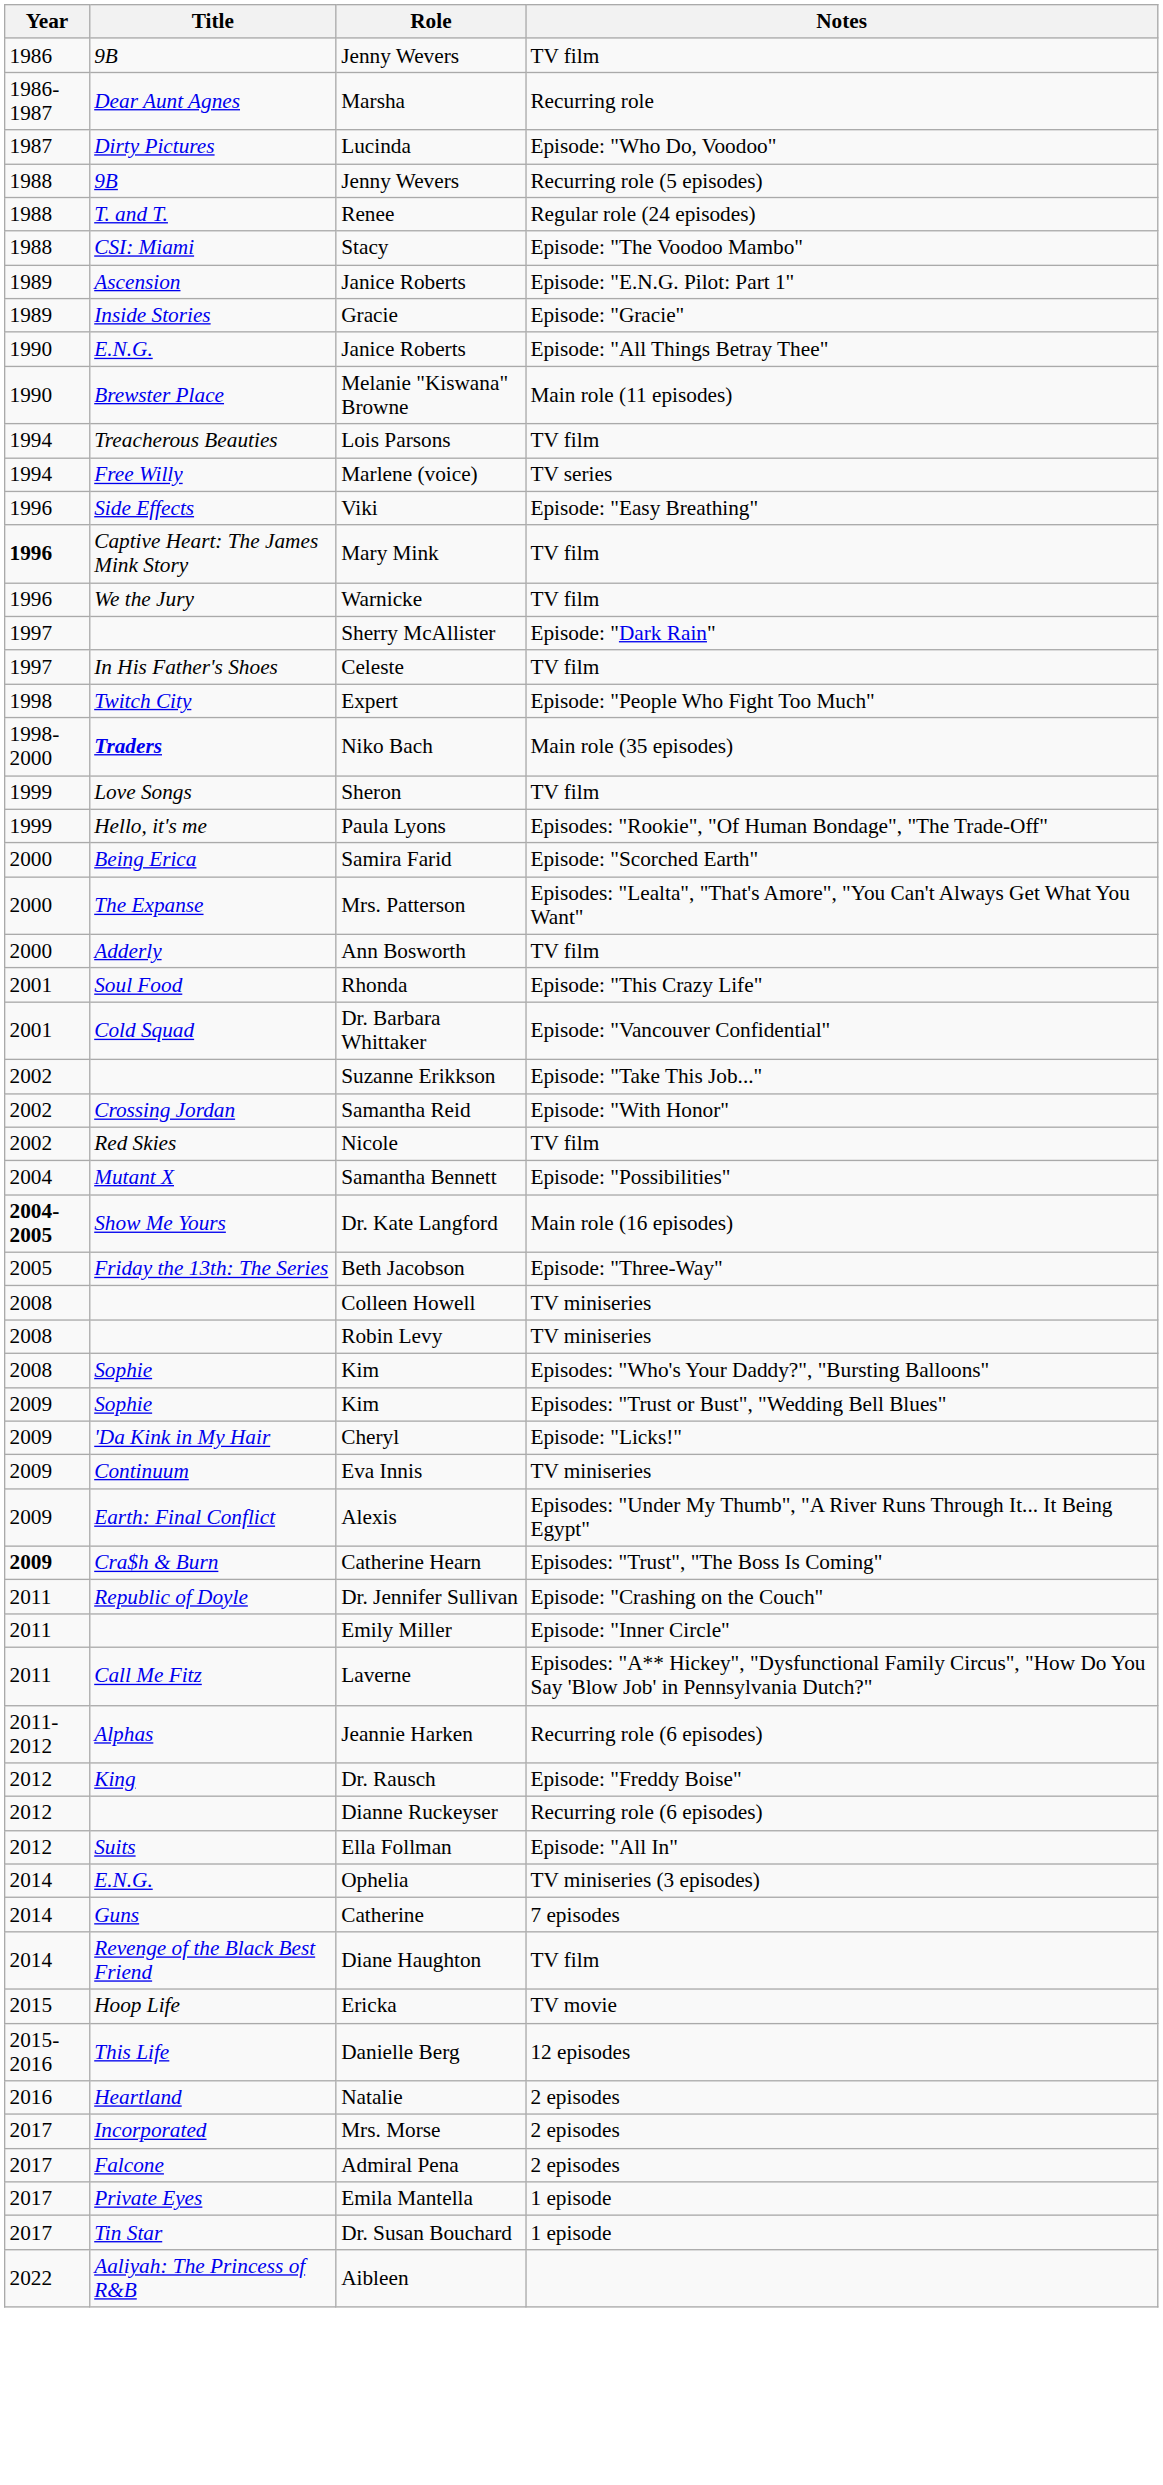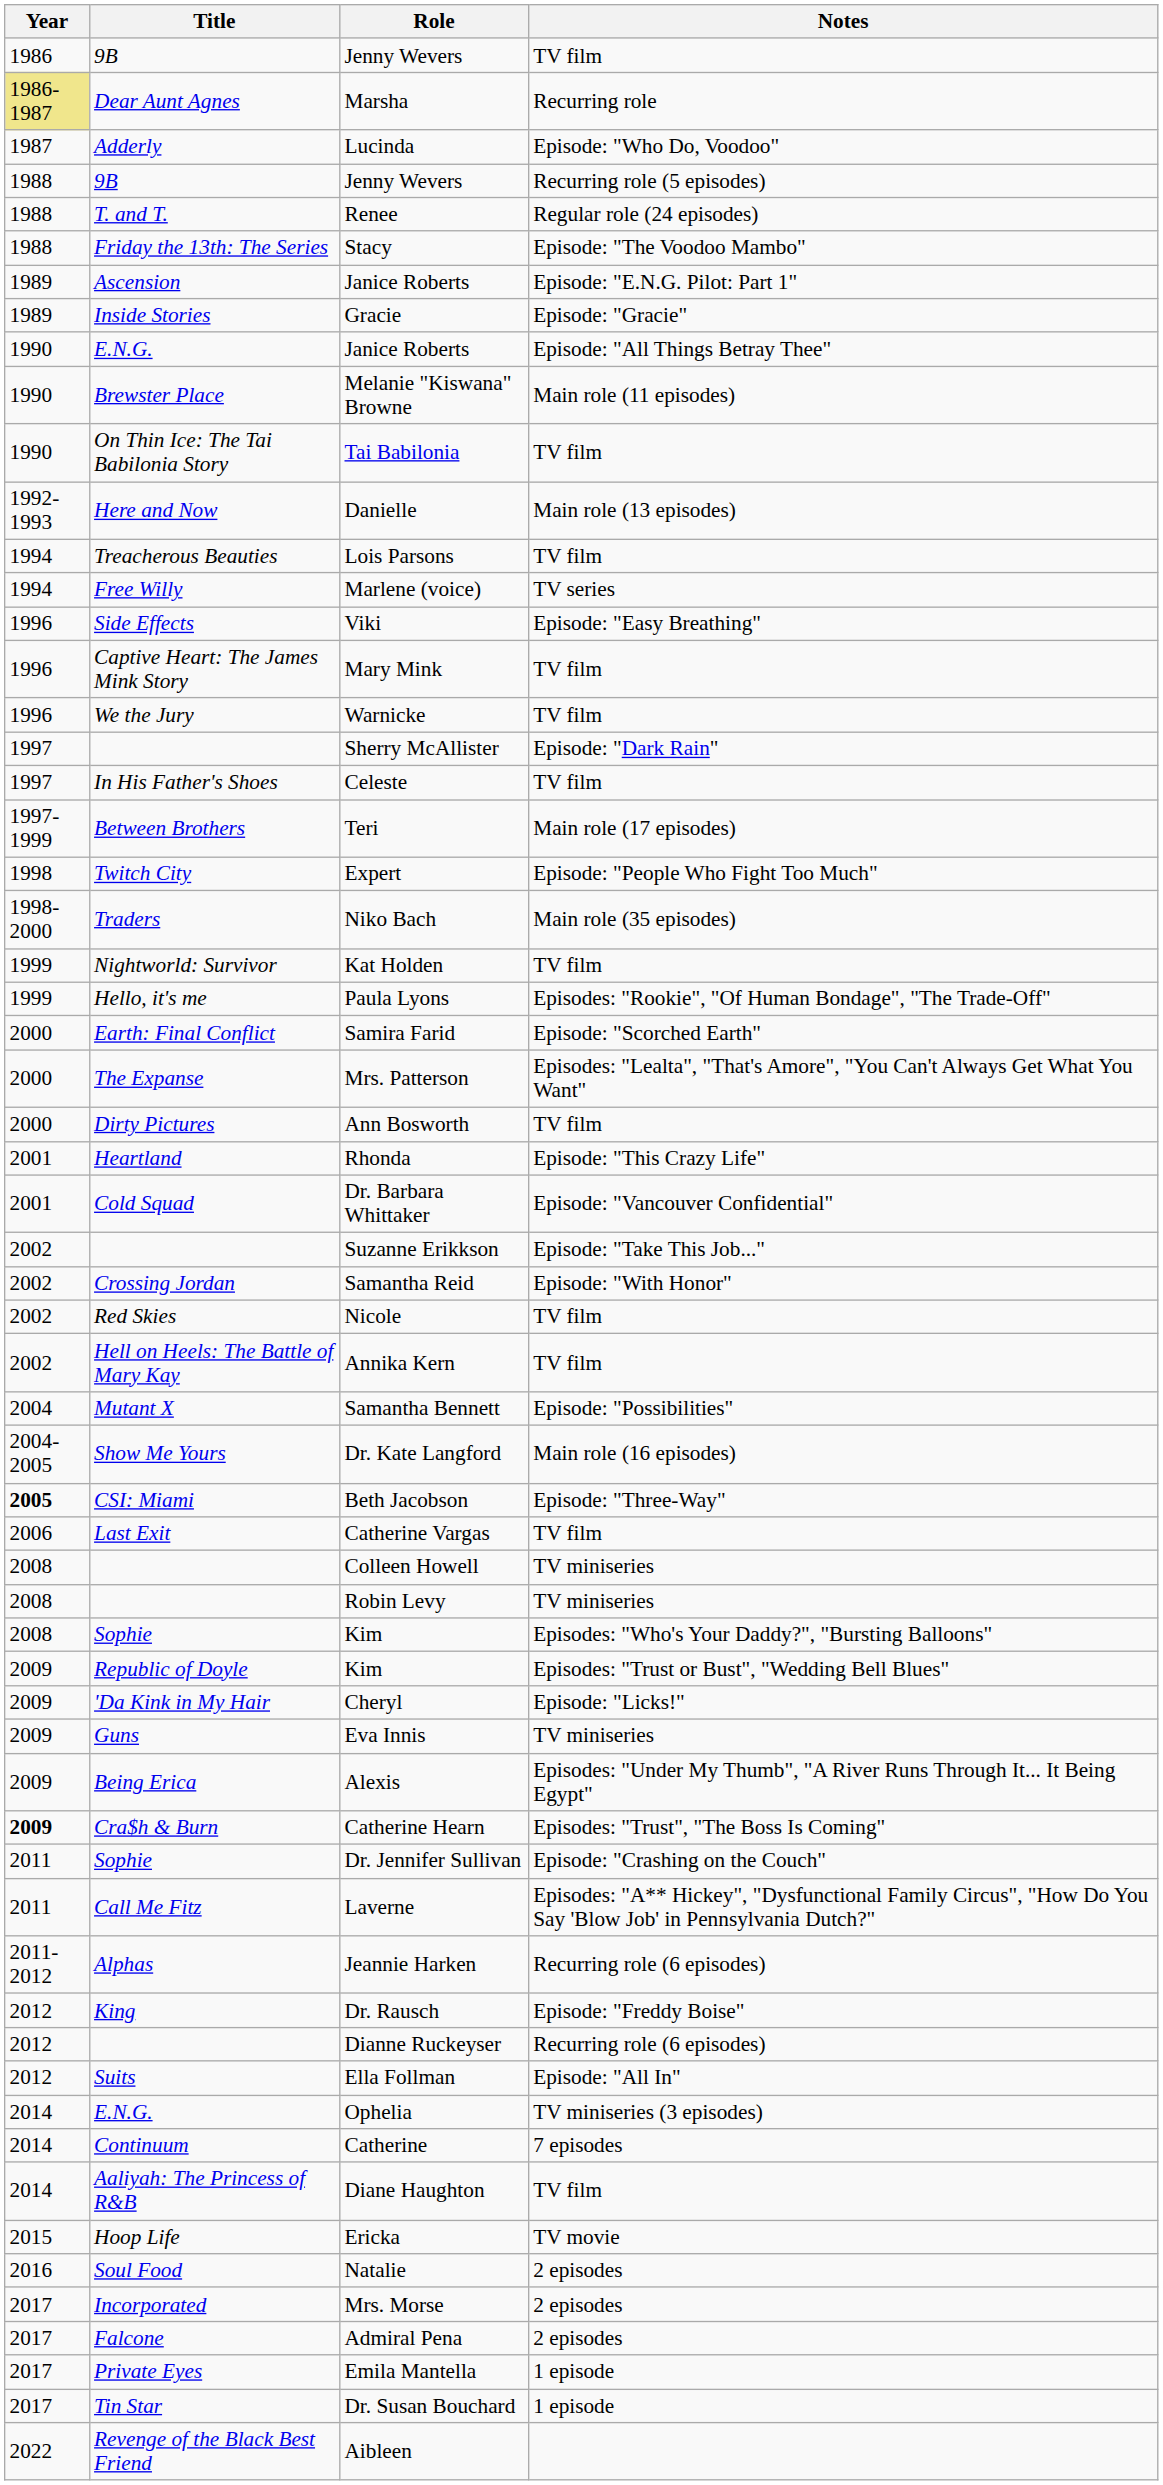(34, 100) no background -> (34, 100) khaki background
(154, 146) Dirty Pictures -> (128, 146) Adderly
(144, 247) CSI: Miami -> (211, 247) Friday the 13th: The Series
+ row: (402, 452)
+ row: (381, 510)
(31, 553) bold -> (31, 669) normal
+ row: (361, 828)
(128, 746) bold -> (127, 919) normal
- row: (371, 792)
+ row: (394, 965)
(145, 859) Being Erica -> (185, 1032) Earth: Final Conflict
(128, 951) Adderly -> (154, 1124) Dirty Pictures
(138, 984) Soul Food -> (138, 1157) Heartland
+ row: (400, 1362)
(34, 1223) bold -> (34, 1453) normal
(31, 1268) normal -> (31, 1499) bold
(211, 1268) Friday the 13th: The Series -> (144, 1499) CSI: Miami
+ row: (417, 1533)
(123, 1403) Sophie -> (171, 1668) Republic of Doyle
(142, 1471) Continuum -> (117, 1735) Guns
(185, 1517) Earth: Final Conflict -> (145, 1781) Being Erica
(171, 1596) Republic of Doyle -> (123, 1861) Sophie
- row: (396, 1630)
(117, 1914) Guns -> (141, 2145) Continuum
(205, 1960) Revenge of the Black Best Friend -> (200, 2190) Aaliyah: The Princess of R&B
- row: (400, 2051)
(138, 2097) Heartland -> (138, 2270) Soul Food
(200, 2278) Aaliyah: The Princess of R&B -> (205, 2451) Revenge of the Black Best Friend
